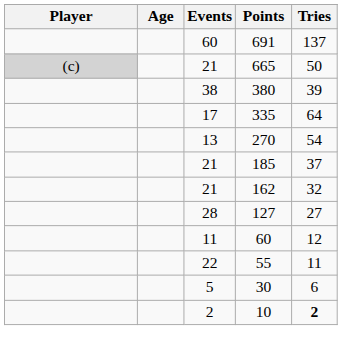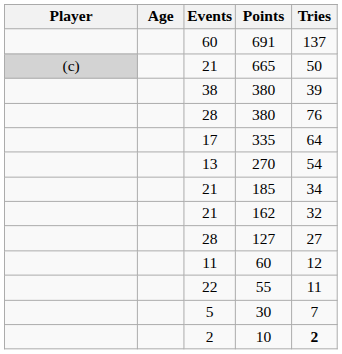+ row: (210, 115)
(314, 164) 37 -> (314, 189) 34
(314, 287) 6 -> (314, 312) 7
